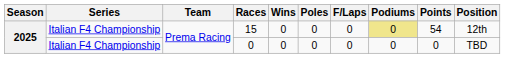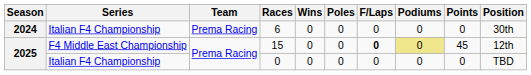+ row: (277, 29)
(104, 29) Italian F4 Championship -> (118, 46) F4 Middle East Championship
(350, 29) normal -> (376, 46) bold
(436, 29) 54 -> (462, 46) 45
